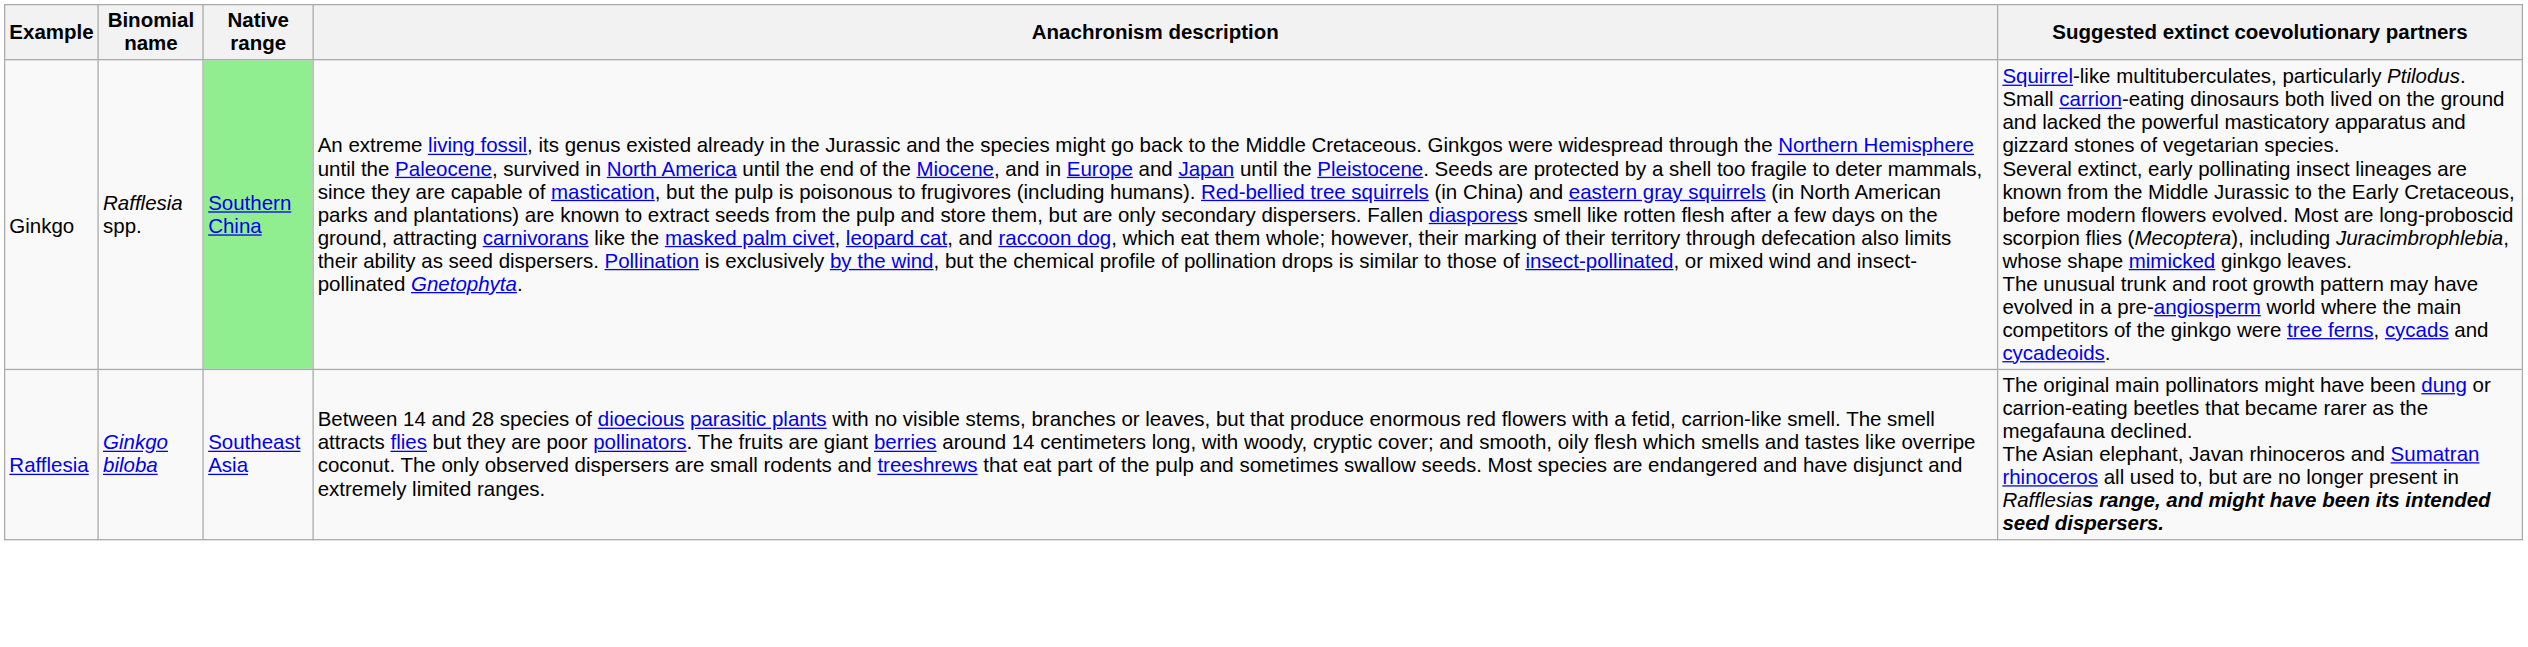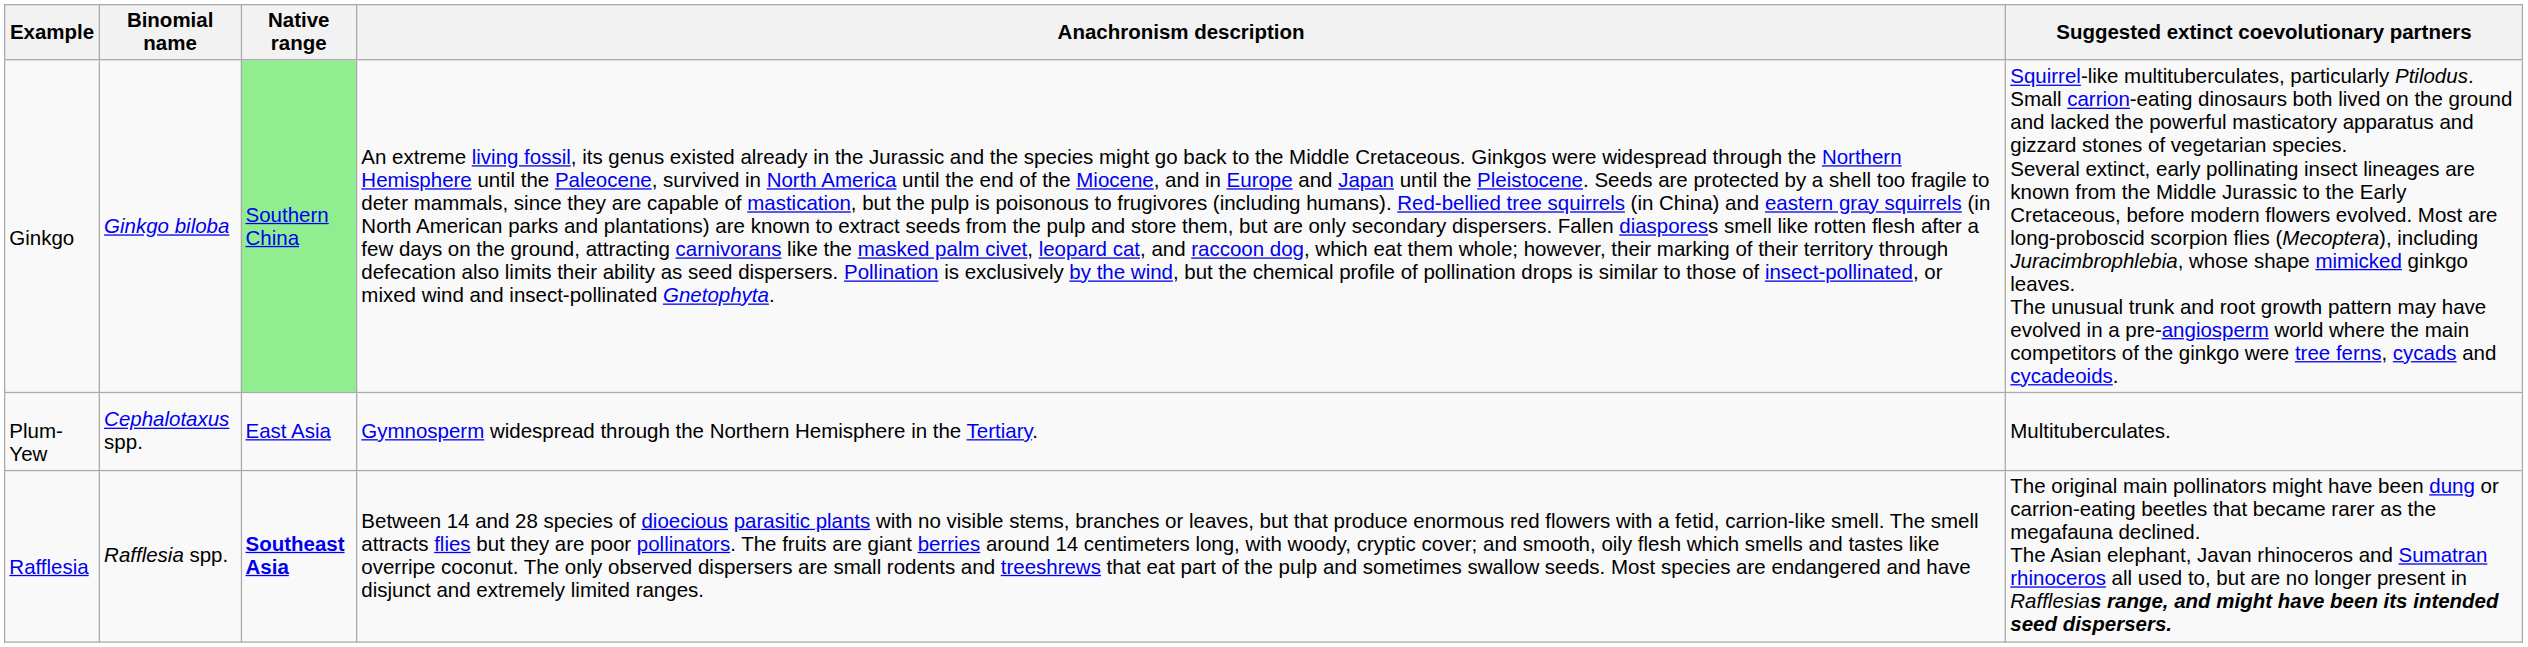(143, 214) Rafflesia spp. -> (167, 226) Ginkgo biloba
+ row: (36, 442)
(135, 454) Ginkgo biloba -> (166, 555) Rafflesia spp.
(254, 454) normal -> (295, 555) bold
